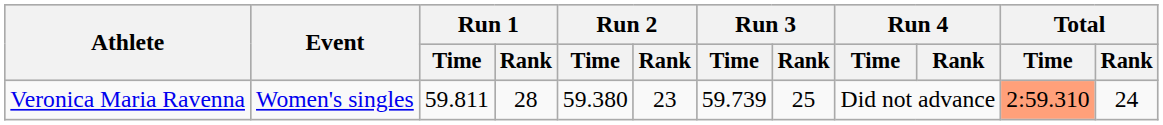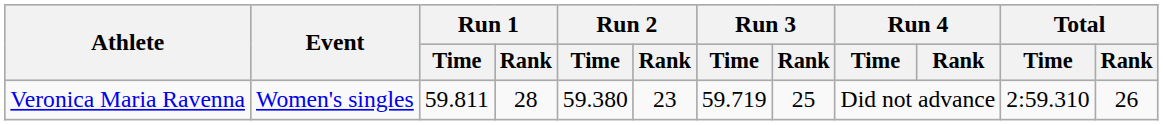(734, 100) 59.739 -> (734, 100) 59.719
(1048, 100) lightsalmon background -> (1048, 100) no background
(1127, 100) 24 -> (1127, 100) 26
